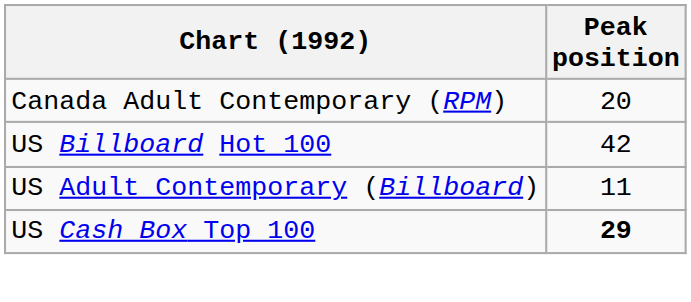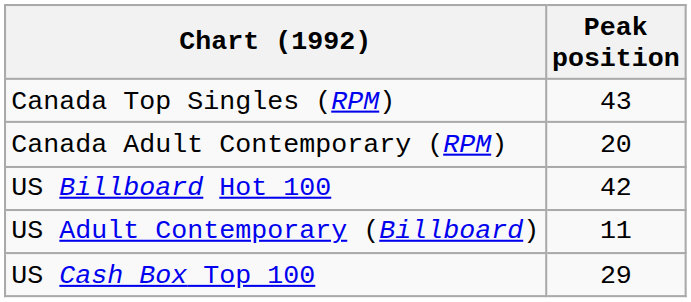+ row: (203, 101)
(616, 231) bold -> (616, 275) normal
